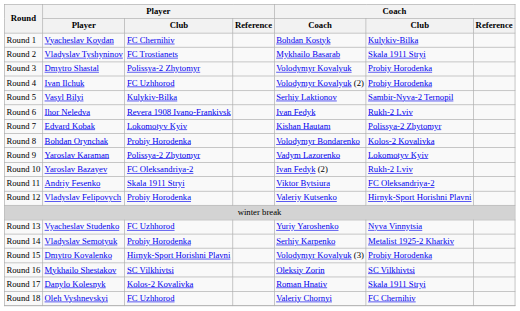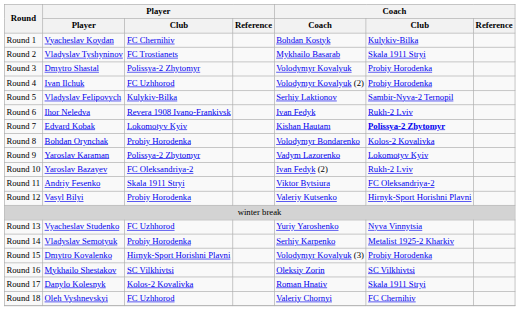(64, 97) Vasyl Bilyi -> (83, 97) Vladyslav Felipovych
(405, 126) normal -> (407, 126) bold
(83, 197) Vladyslav Felipovych -> (64, 197) Vasyl Bilyi
